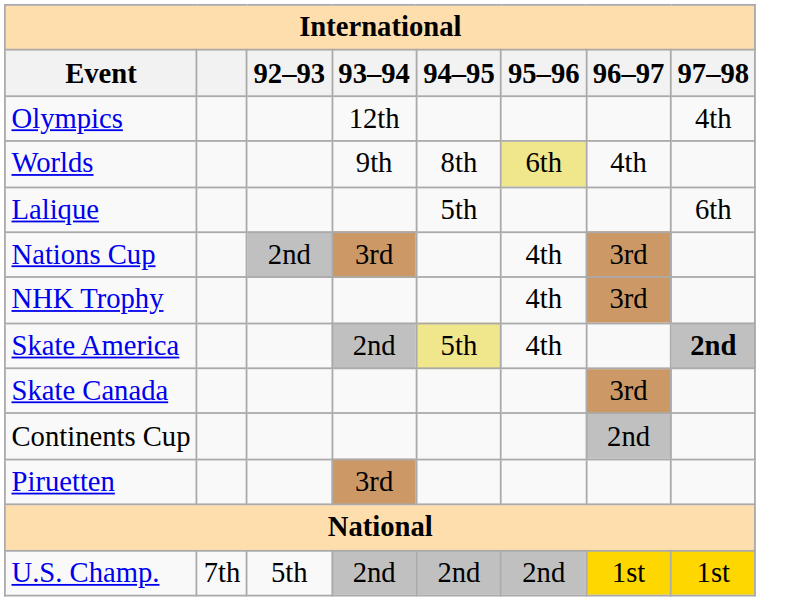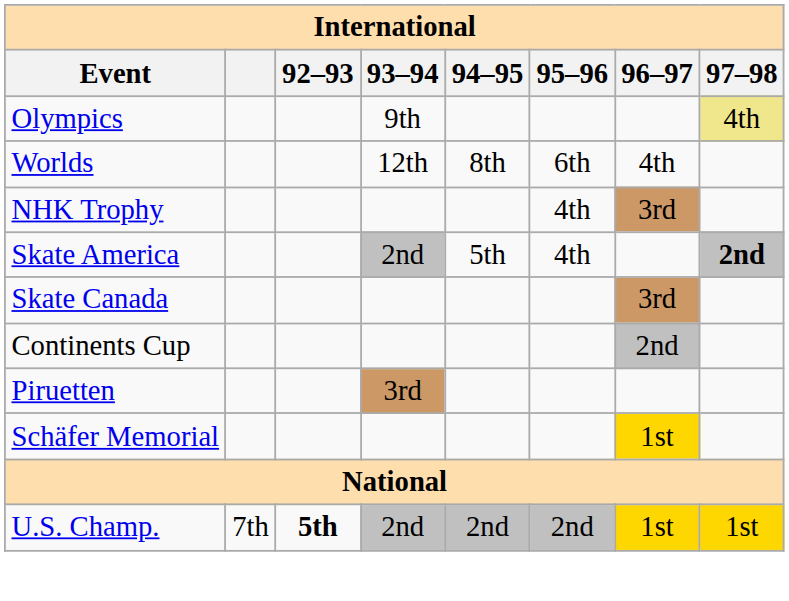(374, 118) 12th -> (403, 118) 9th
(713, 118) no background -> (742, 118) khaki background
(374, 163) 9th -> (403, 163) 12th
(544, 163) khaki background -> (572, 163) no background
- row: (55, 208)
- row: (84, 254)
(459, 345) khaki background -> (487, 254) no background
+ row: (115, 436)
(289, 572) normal -> (318, 526) bold
